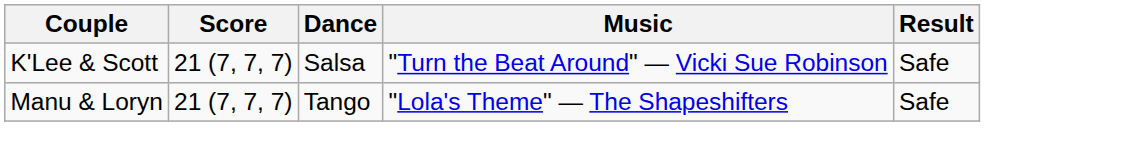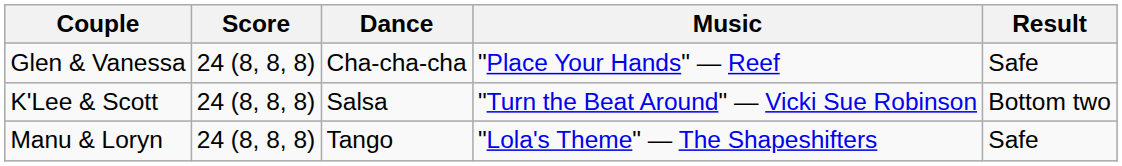+ row: (98, 62)
(233, 62) 21 (7, 7, 7) -> (256, 101) 24 (8, 8, 8)
(924, 62) Safe -> (1050, 101) Bottom two
(233, 101) 21 (7, 7, 7) -> (256, 140) 24 (8, 8, 8)
